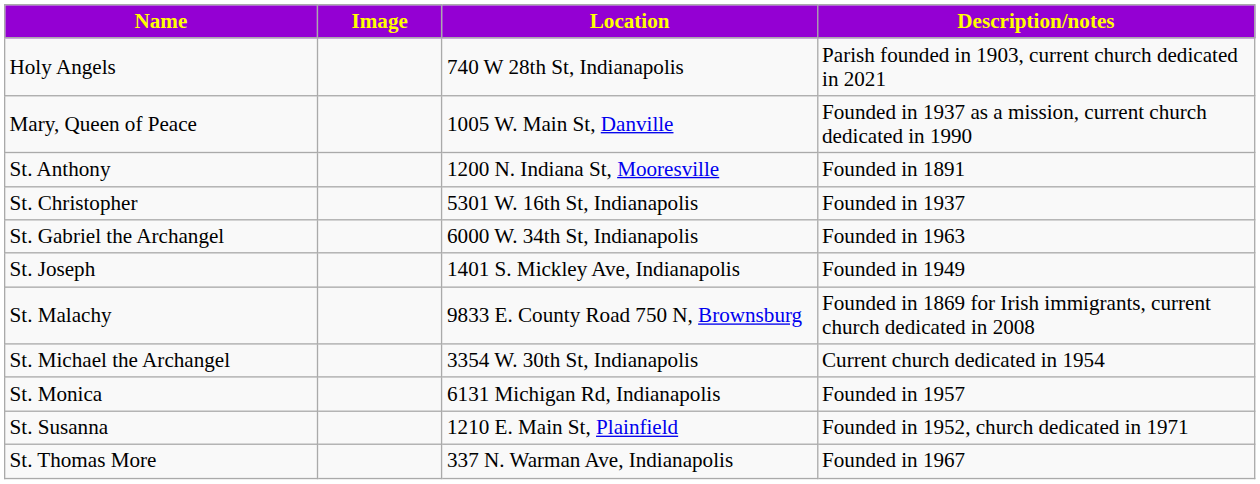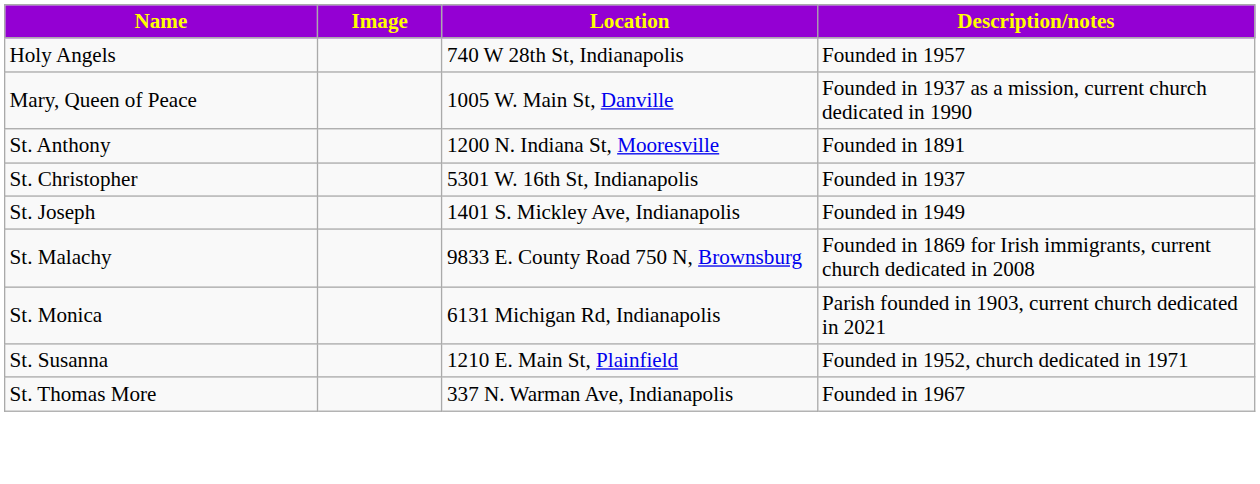(1030, 66) Parish founded in 1903, current church dedicated in 2021 -> (894, 54) Founded in 1957
- row: (117, 236)
- row: (120, 360)
(894, 393) Founded in 1957 -> (1030, 315) Parish founded in 1903, current church dedicated in 2021
